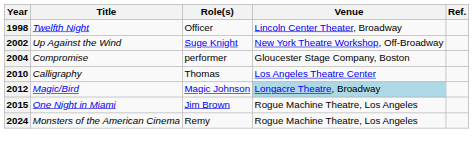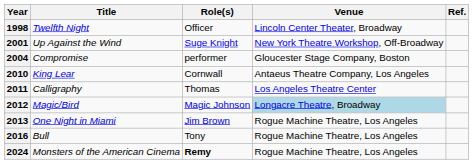(17, 43) 2002 -> (17, 43) 2001
+ row: (54, 74)
(17, 74) 2010 -> (17, 89) 2011
(17, 105) 2015 -> (17, 120) 2013
+ row: (41, 136)
(197, 120) normal -> (198, 151) bold
